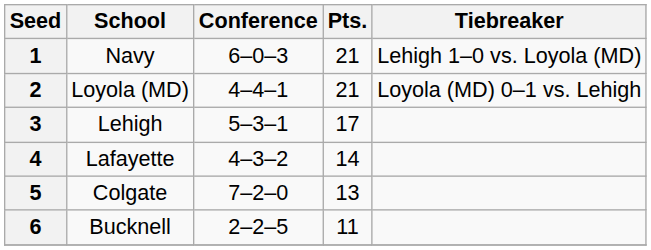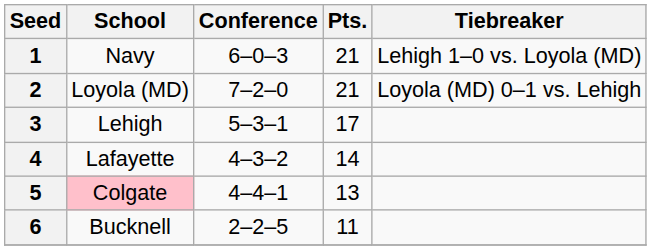(258, 90) 4–4–1 -> (258, 90) 7–2–0
(130, 192) no background -> (130, 192) pink background
(258, 192) 7–2–0 -> (258, 192) 4–4–1
